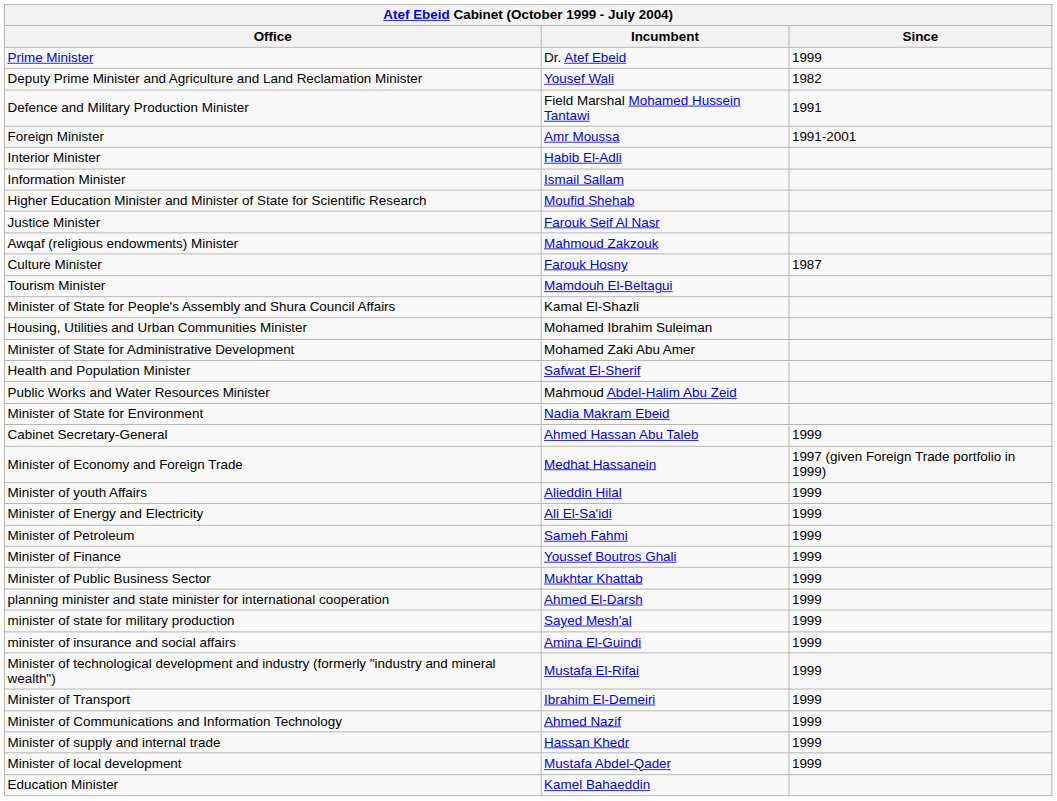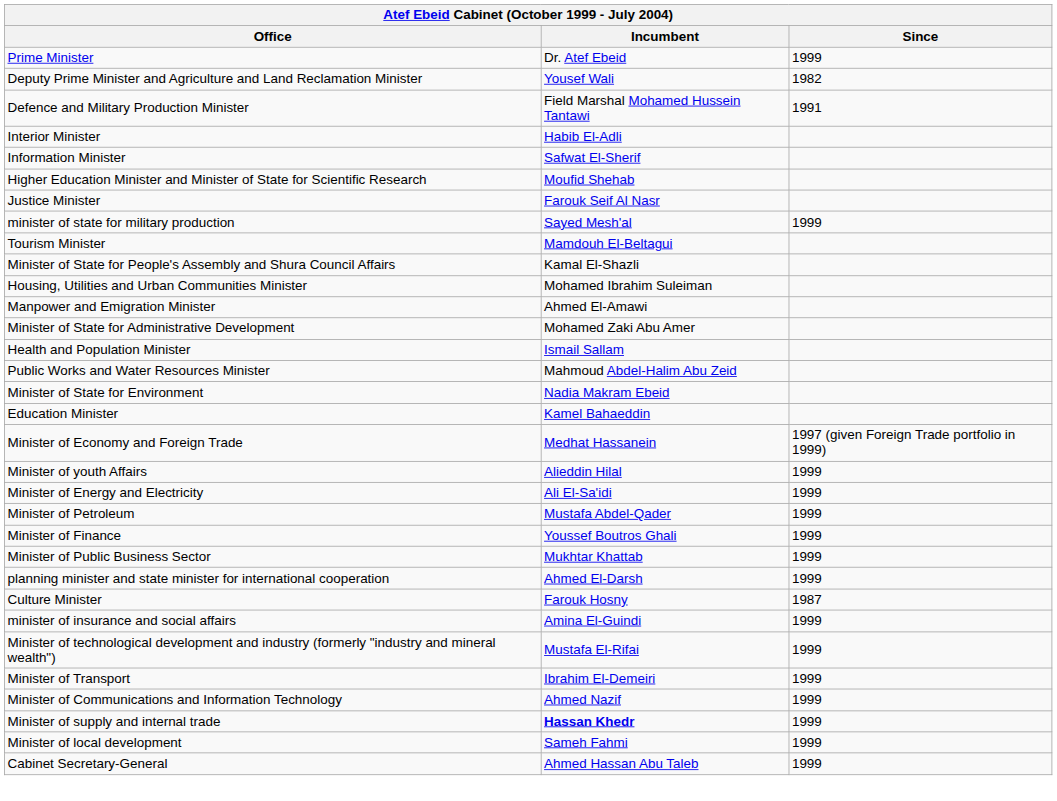- row: (56, 136)
(584, 179) Ismail Sallam -> (592, 158) Safwat El-Sherif
- row: (123, 243)
rows swapped: (55, 264) <-> (121, 620)
+ row: (111, 307)
(592, 371) Safwat El-Sherif -> (584, 350) Ismail Sallam
rows swapped: (63, 785) <-> (87, 435)
(586, 535) Sameh Fahmi -> (608, 514) Mustafa Abdel-Qader
(587, 742) normal -> (589, 721) bold
(608, 763) Mustafa Abdel-Qader -> (586, 742) Sameh Fahmi
